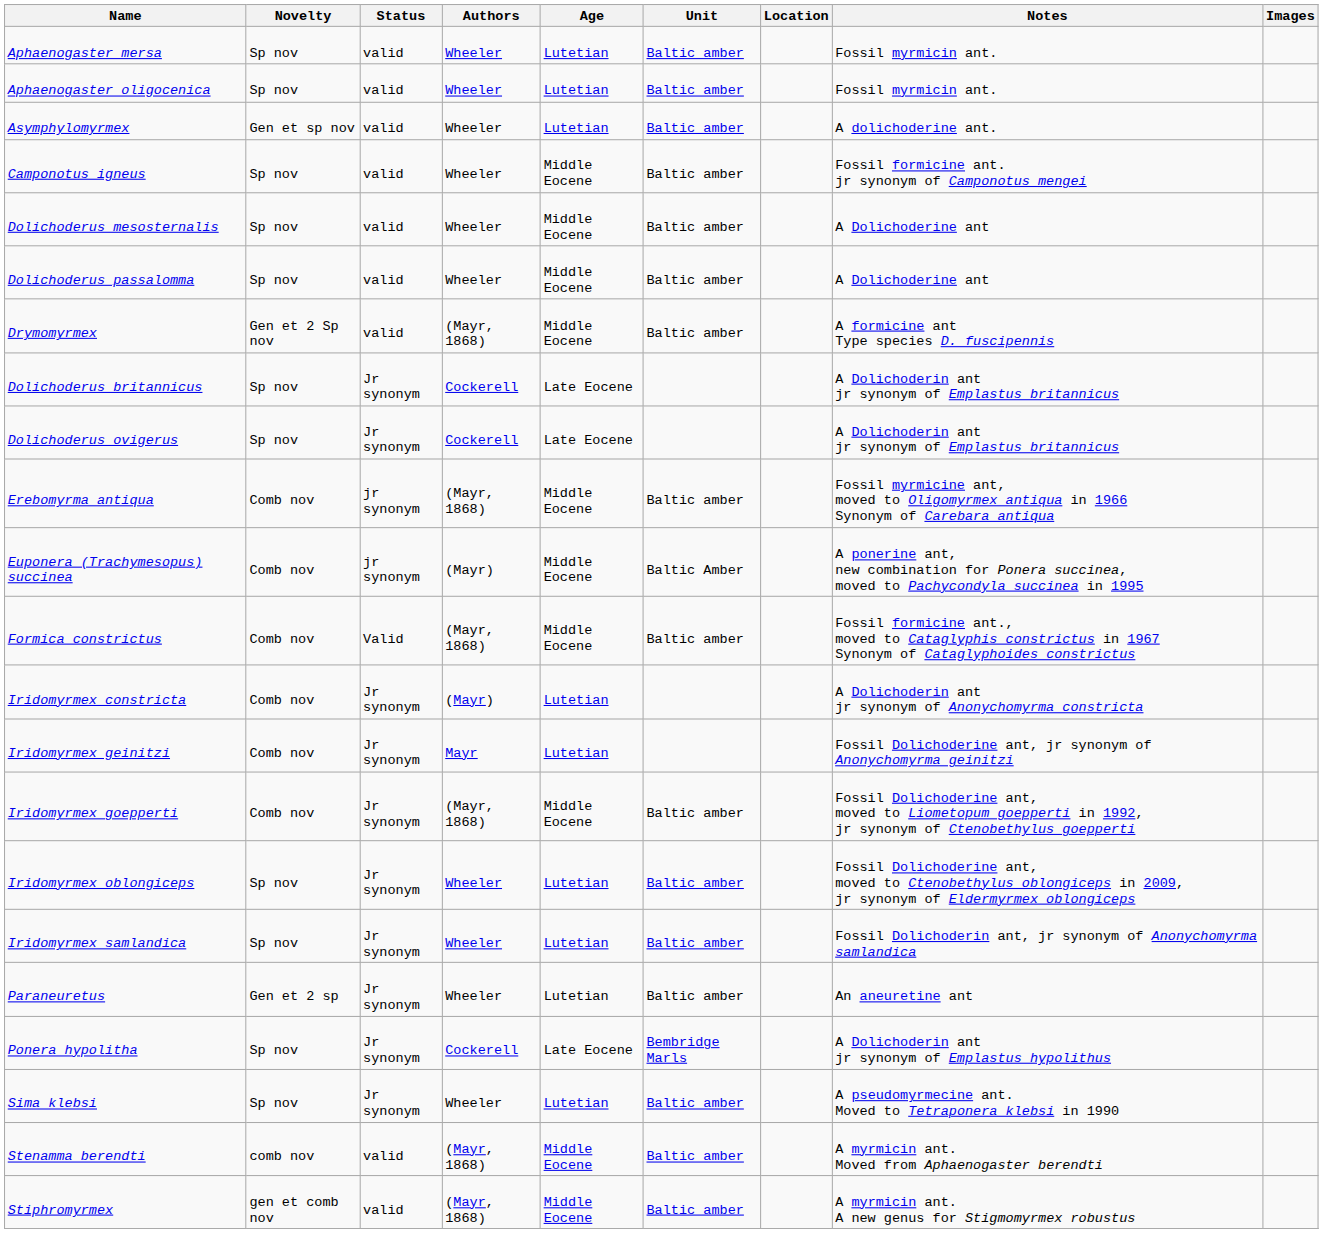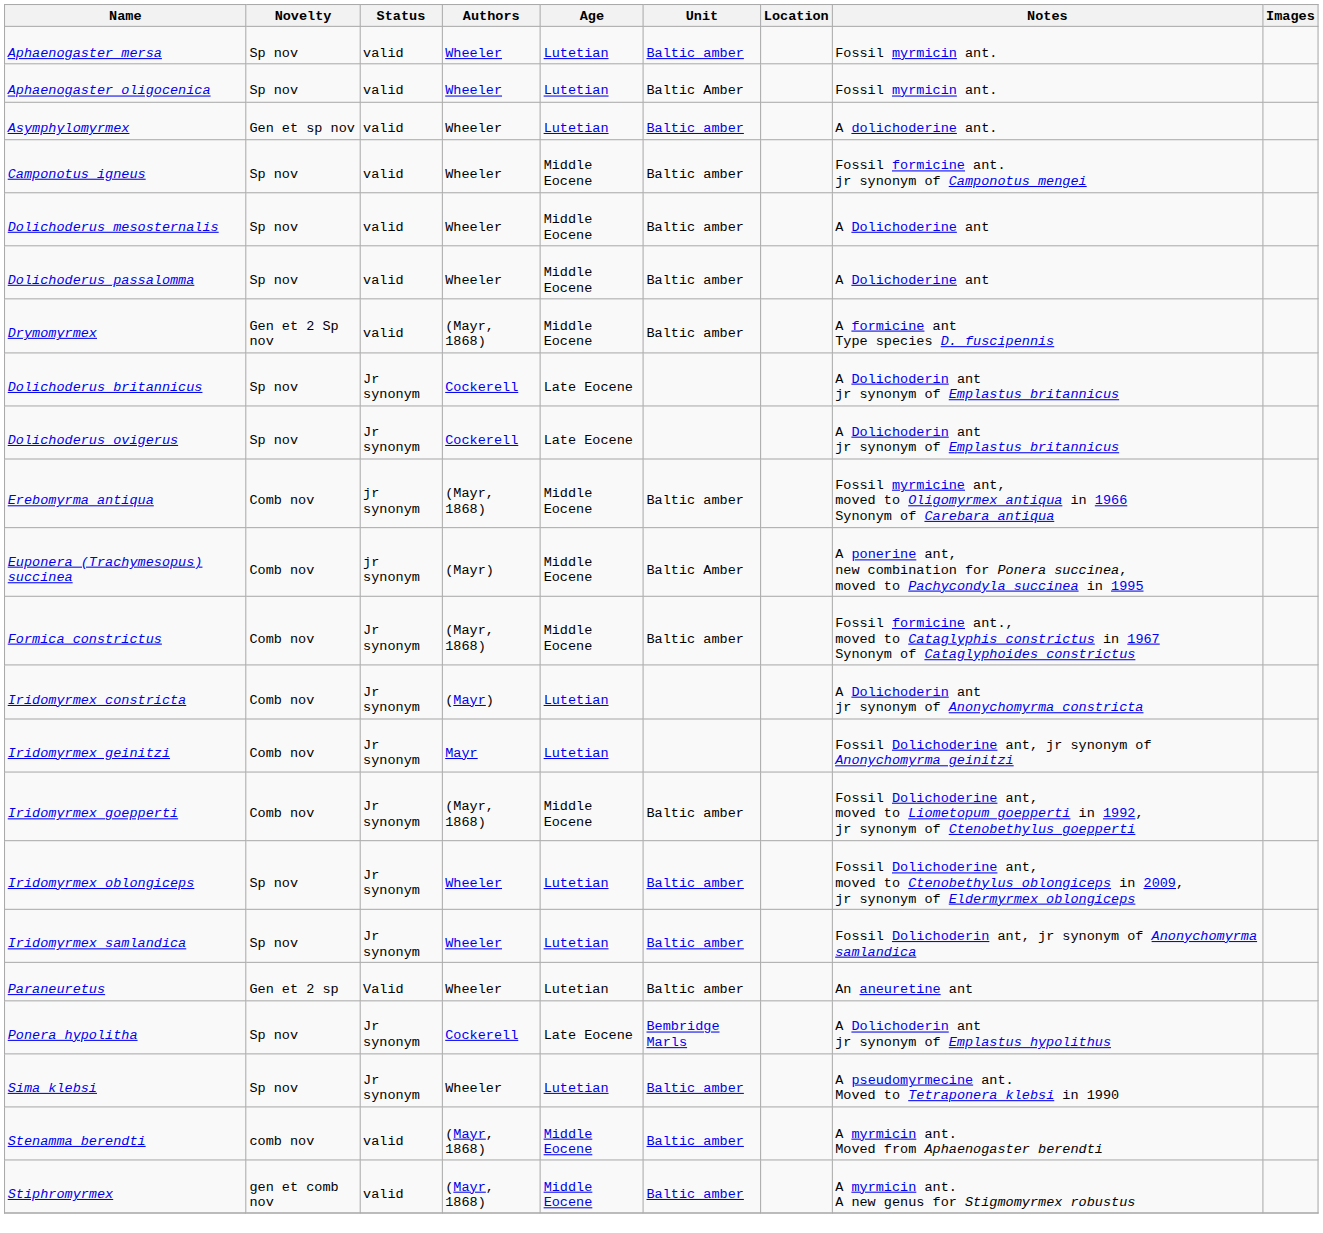(695, 91) Baltic amber -> (695, 91) Baltic Amber
(383, 639) Valid -> (391, 639) Jr synonym
(391, 997) Jr synonym -> (383, 989) Valid
